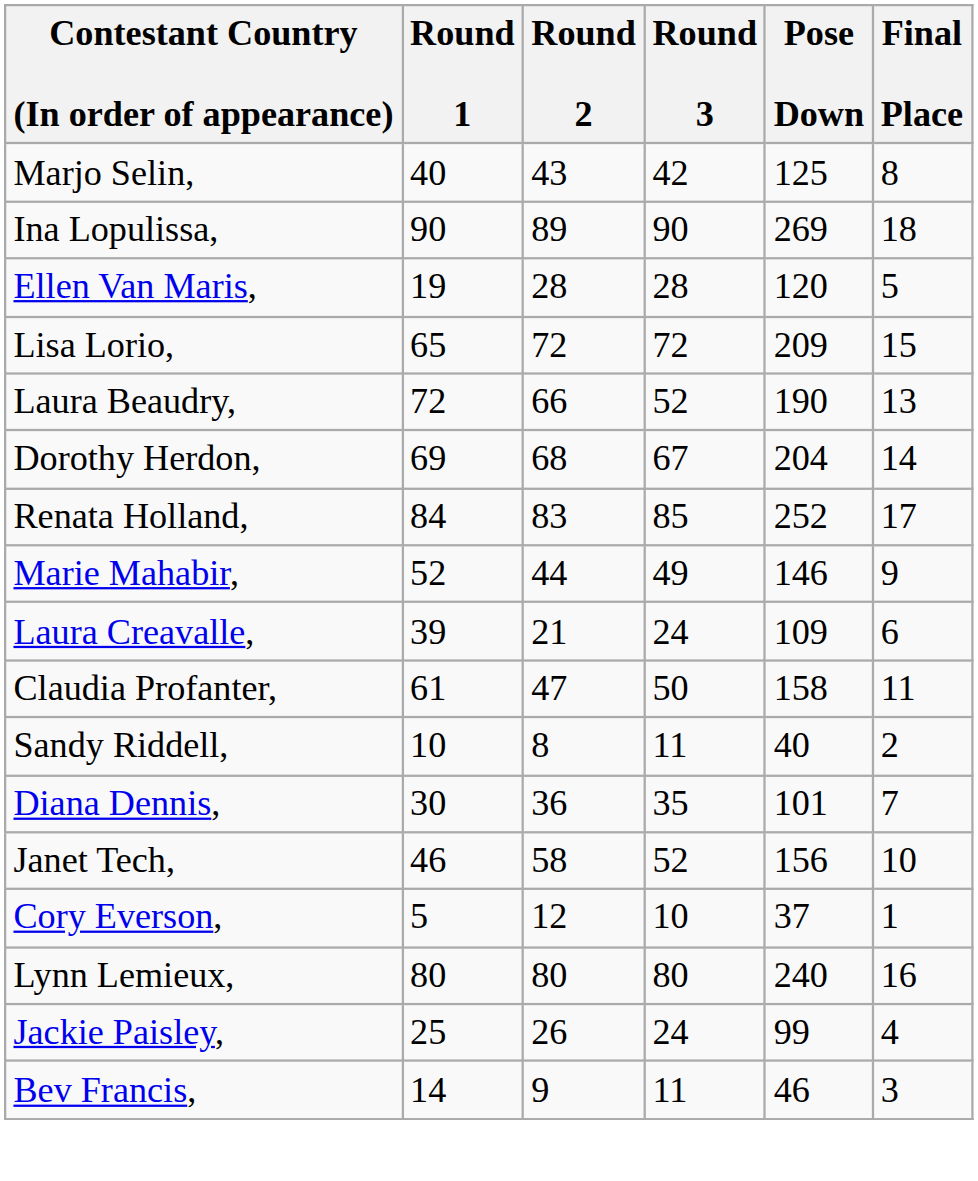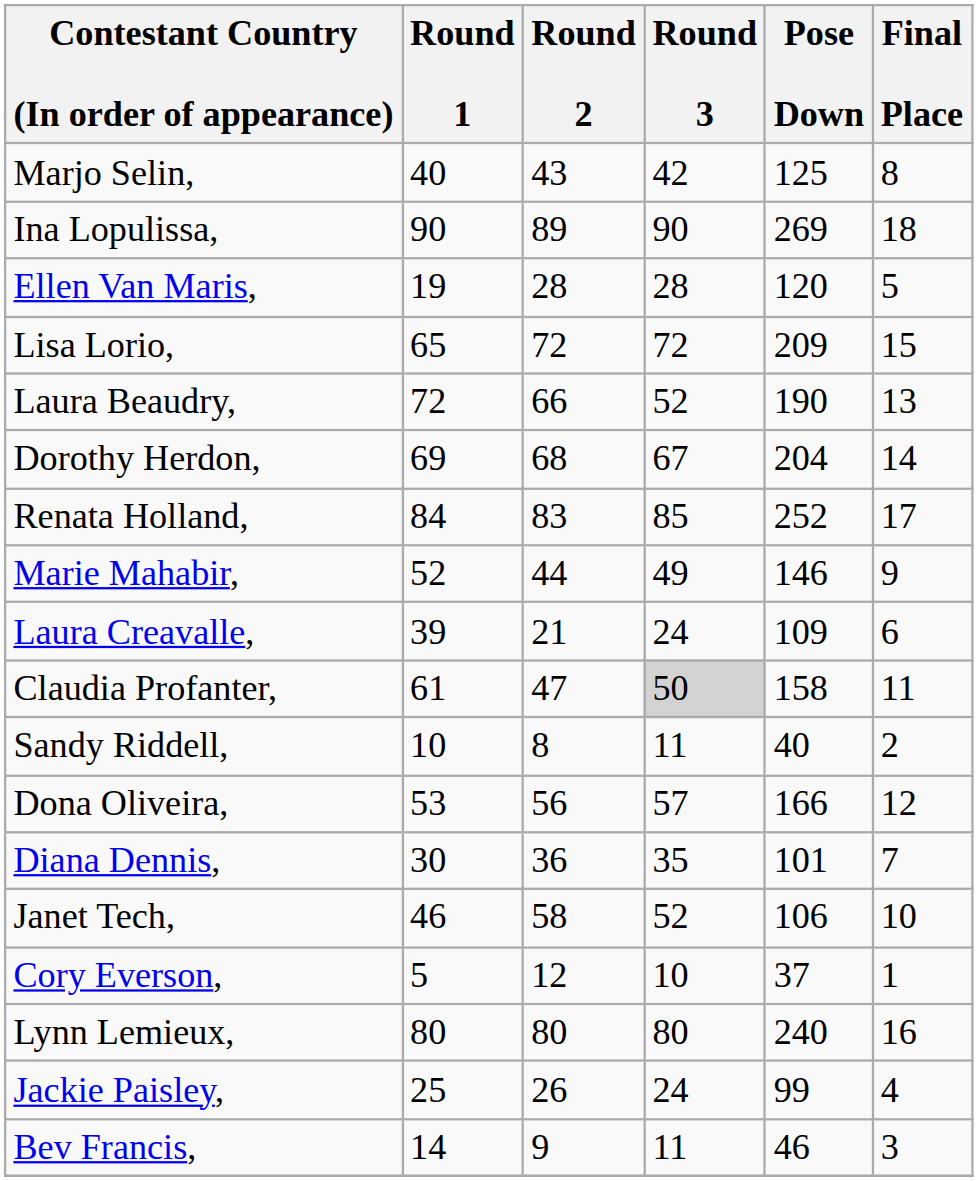(671, 688) no background -> (671, 688) lightgrey background
+ row: (121, 802)
(801, 860) 156 -> (801, 917) 106
